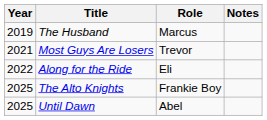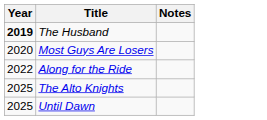- column: (190, 13)
(20, 32) normal -> (20, 32) bold
(20, 50) 2021 -> (20, 50) 2020
